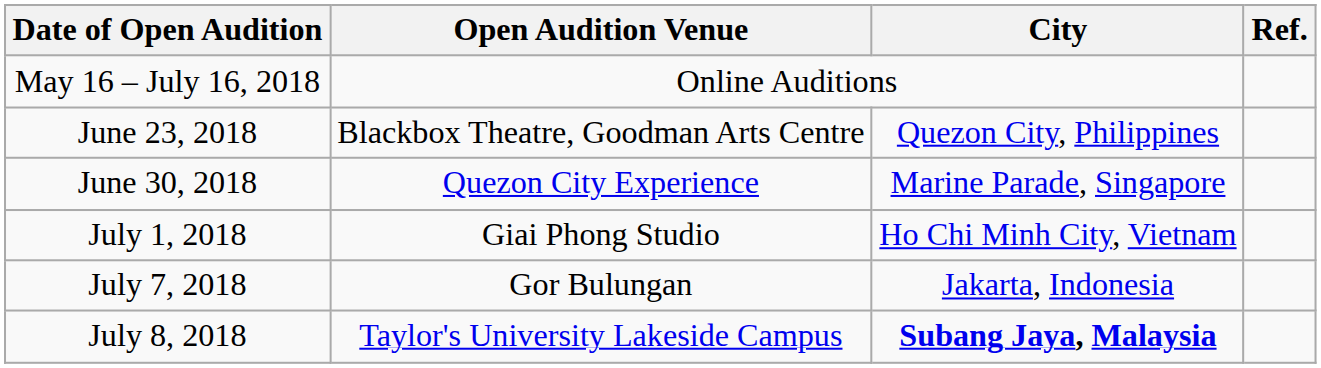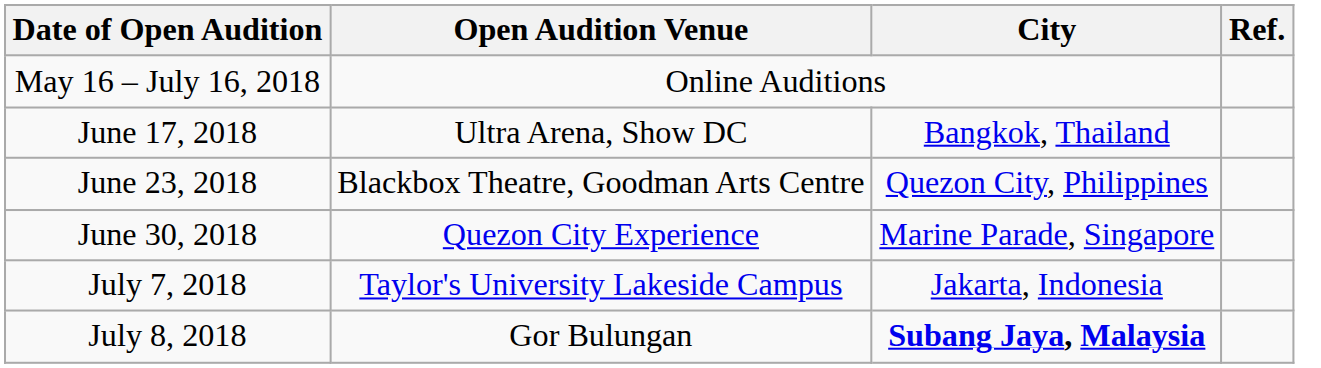+ row: (167, 132)
- row: (167, 234)
(601, 285) Gor Bulungan -> (601, 285) Taylor's University Lakeside Campus
(601, 336) Taylor's University Lakeside Campus -> (601, 336) Gor Bulungan
